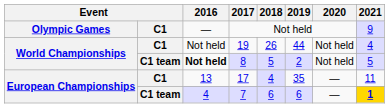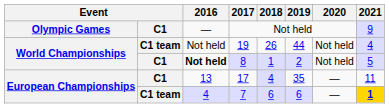(160, 46) C1 -> (160, 46) C1 team
(160, 62) C1 team -> (160, 62) C1
(271, 62) 5 -> (271, 62) 1
